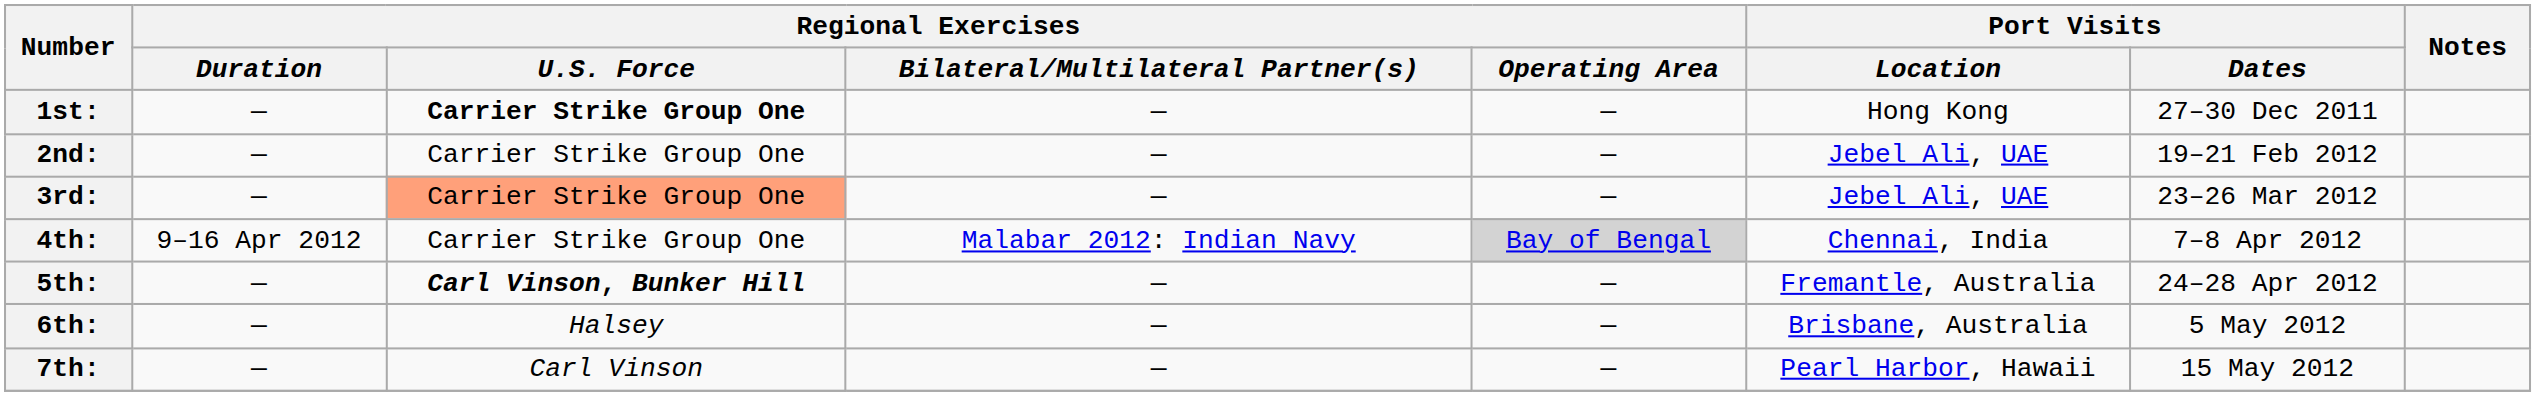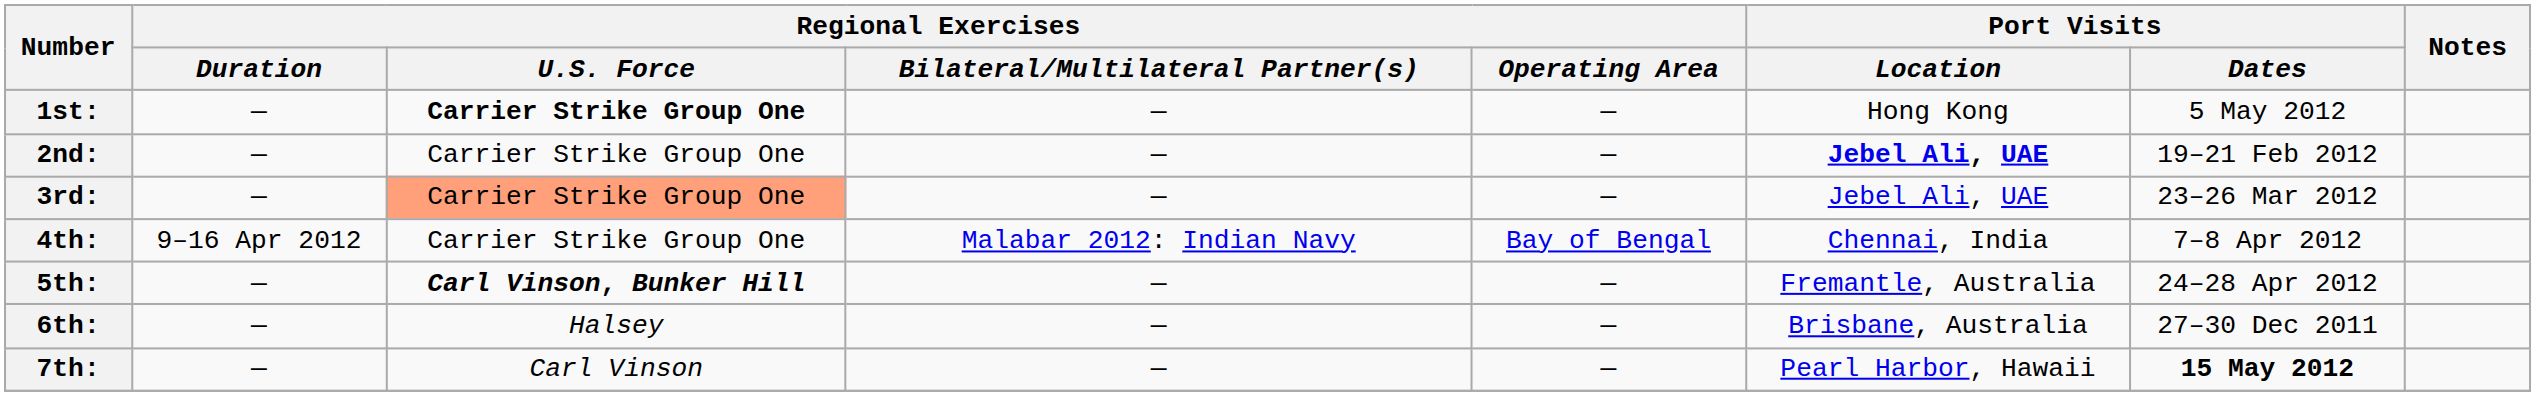(2267, 112) 27–30 Dec 2011 -> (2267, 112) 5 May 2012
(1938, 155) normal -> (1938, 155) bold
(1608, 240) lightgrey background -> (1608, 240) no background
(2267, 326) 5 May 2012 -> (2267, 326) 27–30 Dec 2011
(2267, 369) normal -> (2267, 369) bold
